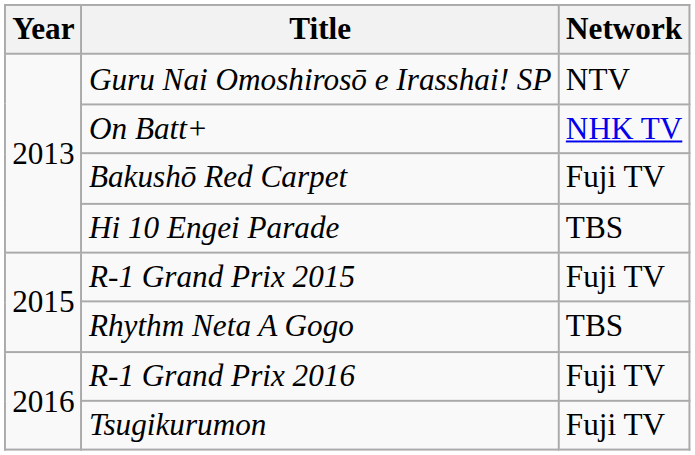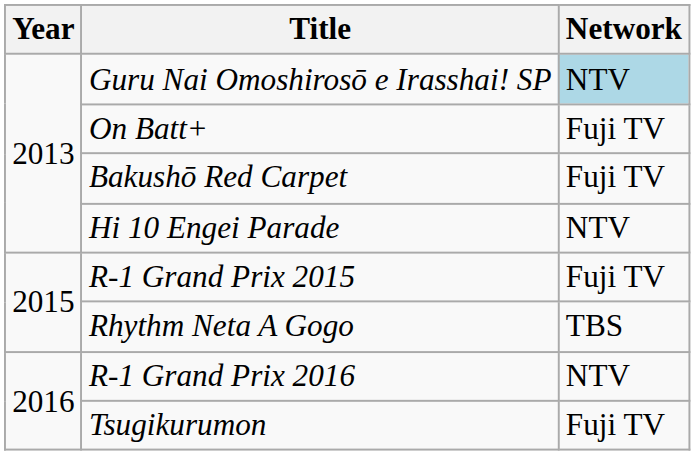(598, 78) no background -> (598, 78) lightblue background
(624, 128) NHK TV -> (615, 128) Fuji TV
(594, 227) TBS -> (598, 227) NTV
(615, 375) Fuji TV -> (598, 375) NTV
